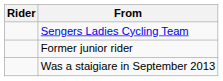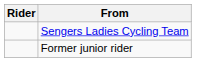- row: (128, 66)
